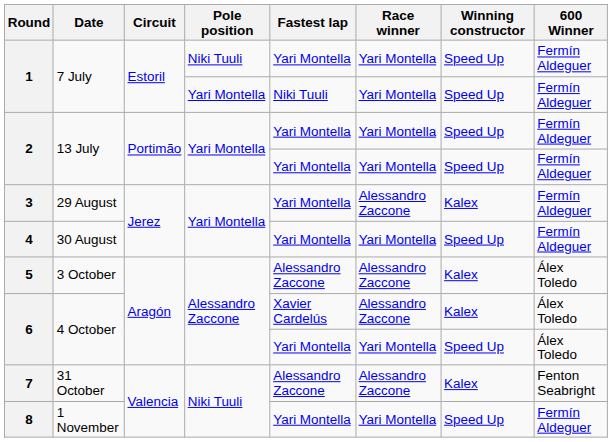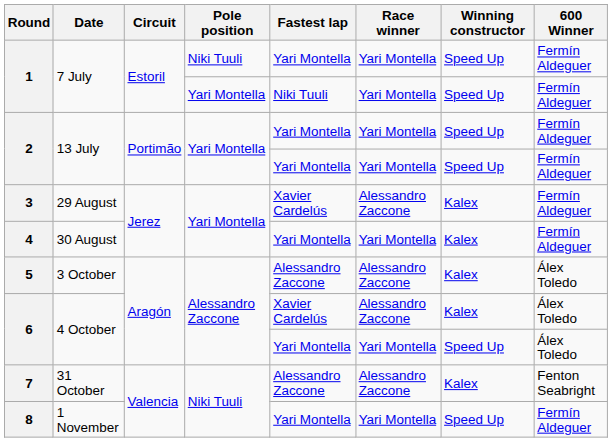(312, 202) Yari Montella -> (300, 202) Xavier Cardelús
(474, 239) Speed Up -> (461, 239) Kalex
